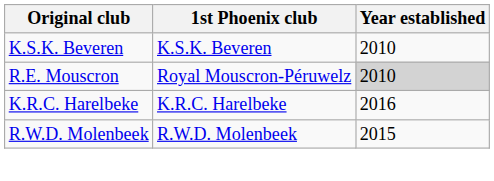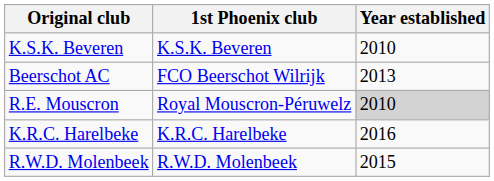+ row: (59, 76)
